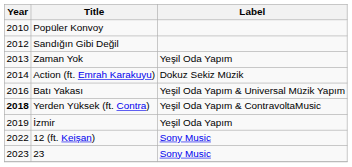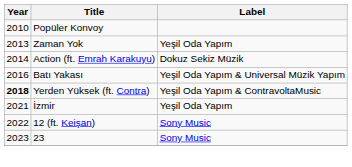- row: (76, 43)
(18, 122) 2019 -> (18, 106) 2021
